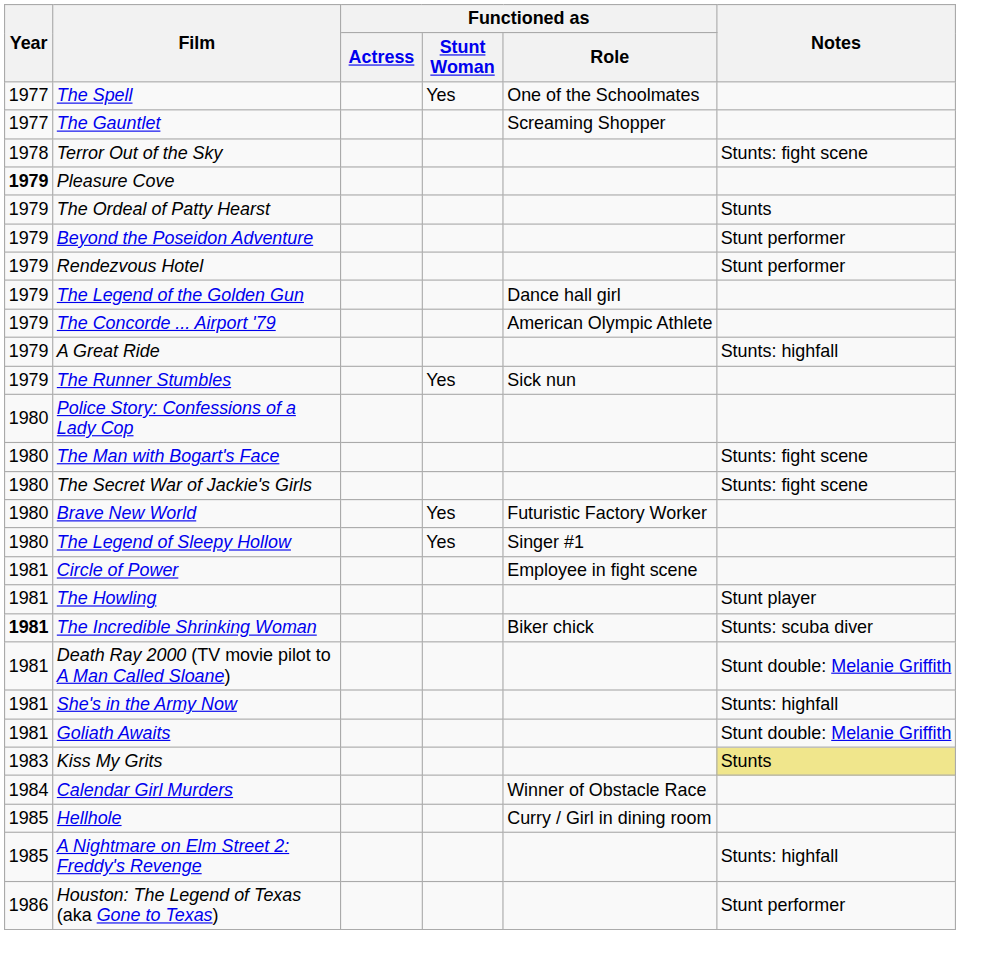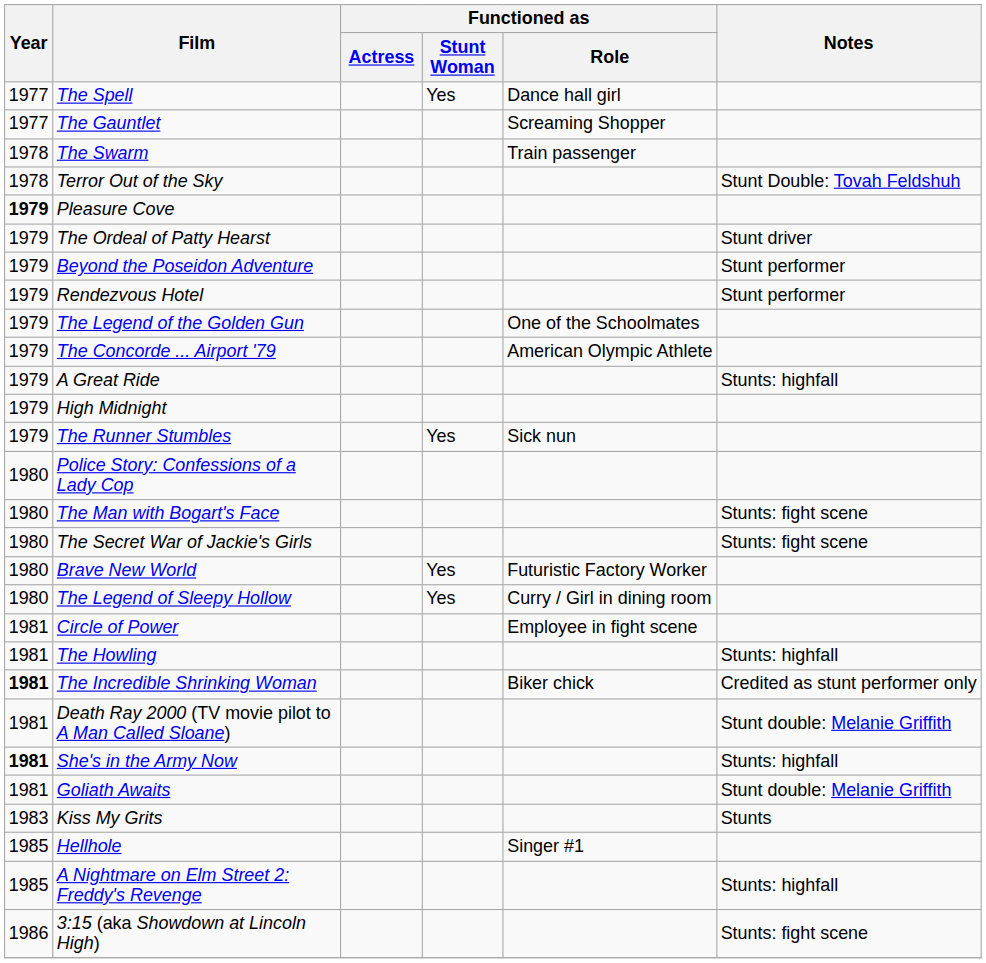(603, 95) One of the Schoolmates -> (564, 95) Dance hall girl
+ row: (103, 152)
(794, 152) Stunts: fight scene -> (841, 180) Stunt Double: Tovah Feldshuh
(746, 209) Stunts -> (766, 237) Stunt driver
(564, 294) Dance hall girl -> (603, 323) One of the Schoolmates
+ row: (112, 408)
(546, 542) Singer #1 -> (609, 599) Curry / Girl in dining room
(768, 599) Stunt player -> (779, 655) Stunts: highfall
(797, 627) Stunts: scuba diver -> (849, 684) Credited as stunt performer only
(29, 704) normal -> (29, 761) bold
(746, 761) khaki background -> (746, 818) no background
- row: (145, 789)
(609, 818) Curry / Girl in dining room -> (546, 846) Singer #1
+ row: (181, 933)
- row: (179, 905)
